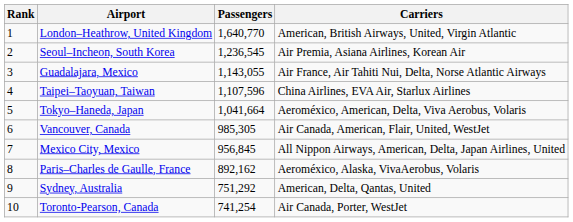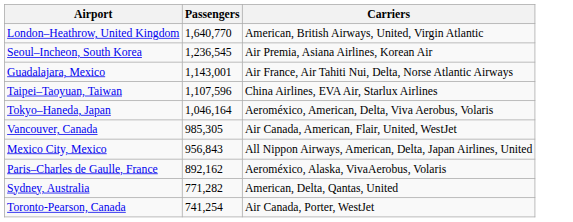- column: (21, 14)
(241, 72) 1,143,055 -> (208, 72) 1,143,001
(241, 110) 1,041,664 -> (208, 110) 1,046,164
(237, 149) 956,845 -> (204, 149) 956,843
(237, 188) 751,292 -> (204, 188) 771,282
